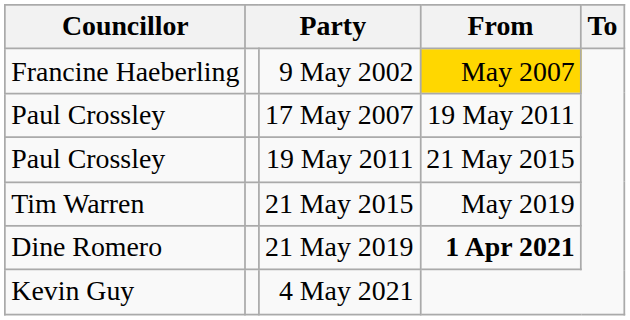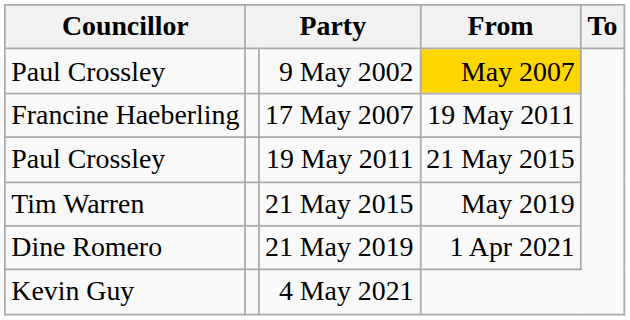(125, 70) Francine Haeberling -> (88, 70) Paul Crossley
(88, 114) Paul Crossley -> (125, 114) Francine Haeberling
(510, 247) bold -> (512, 247) normal
